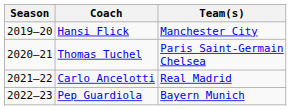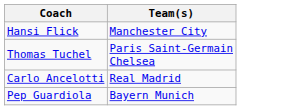- column: (30, 13)
